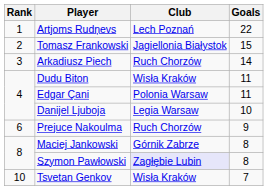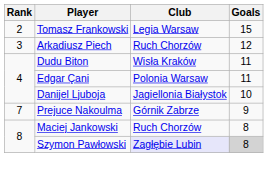- row: (77, 29)
(180, 45) Jagiellonia Białystok -> (166, 29) Legia Warsaw
(246, 62) 14 -> (246, 45) 12
(166, 111) Legia Warsaw -> (180, 95) Jagiellonia Białystok
(19, 128) 6 -> (19, 111) 7
(167, 128) Ruch Chorzów -> (166, 111) Górnik Zabrze
(166, 144) Górnik Zabrze -> (167, 128) Ruch Chorzów
(246, 161) no background -> (246, 144) lightgrey background
- row: (74, 177)
